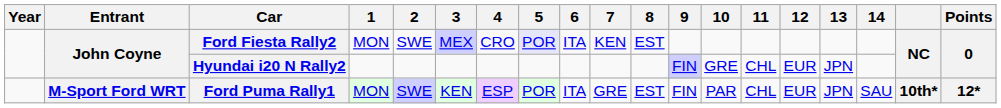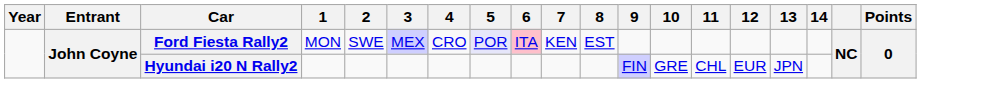(575, 42) no background -> (526, 42) pink background
- row: (269, 91)
